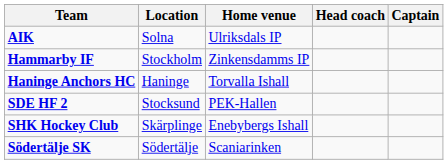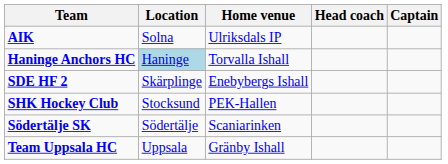- row: (51, 59)
(165, 81) no background -> (165, 59) lightblue background
(171, 103) Stocksund -> (172, 81) Skärplinge
(242, 103) PEK-Hallen -> (258, 81) Enebybergs Ishall
(172, 125) Skärplinge -> (171, 103) Stocksund
(258, 125) Enebybergs Ishall -> (242, 103) PEK-Hallen
+ row: (62, 147)
